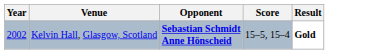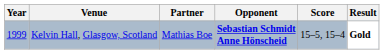+ column: (187, 13)
(17, 35) 2002 -> (17, 35) 1999
